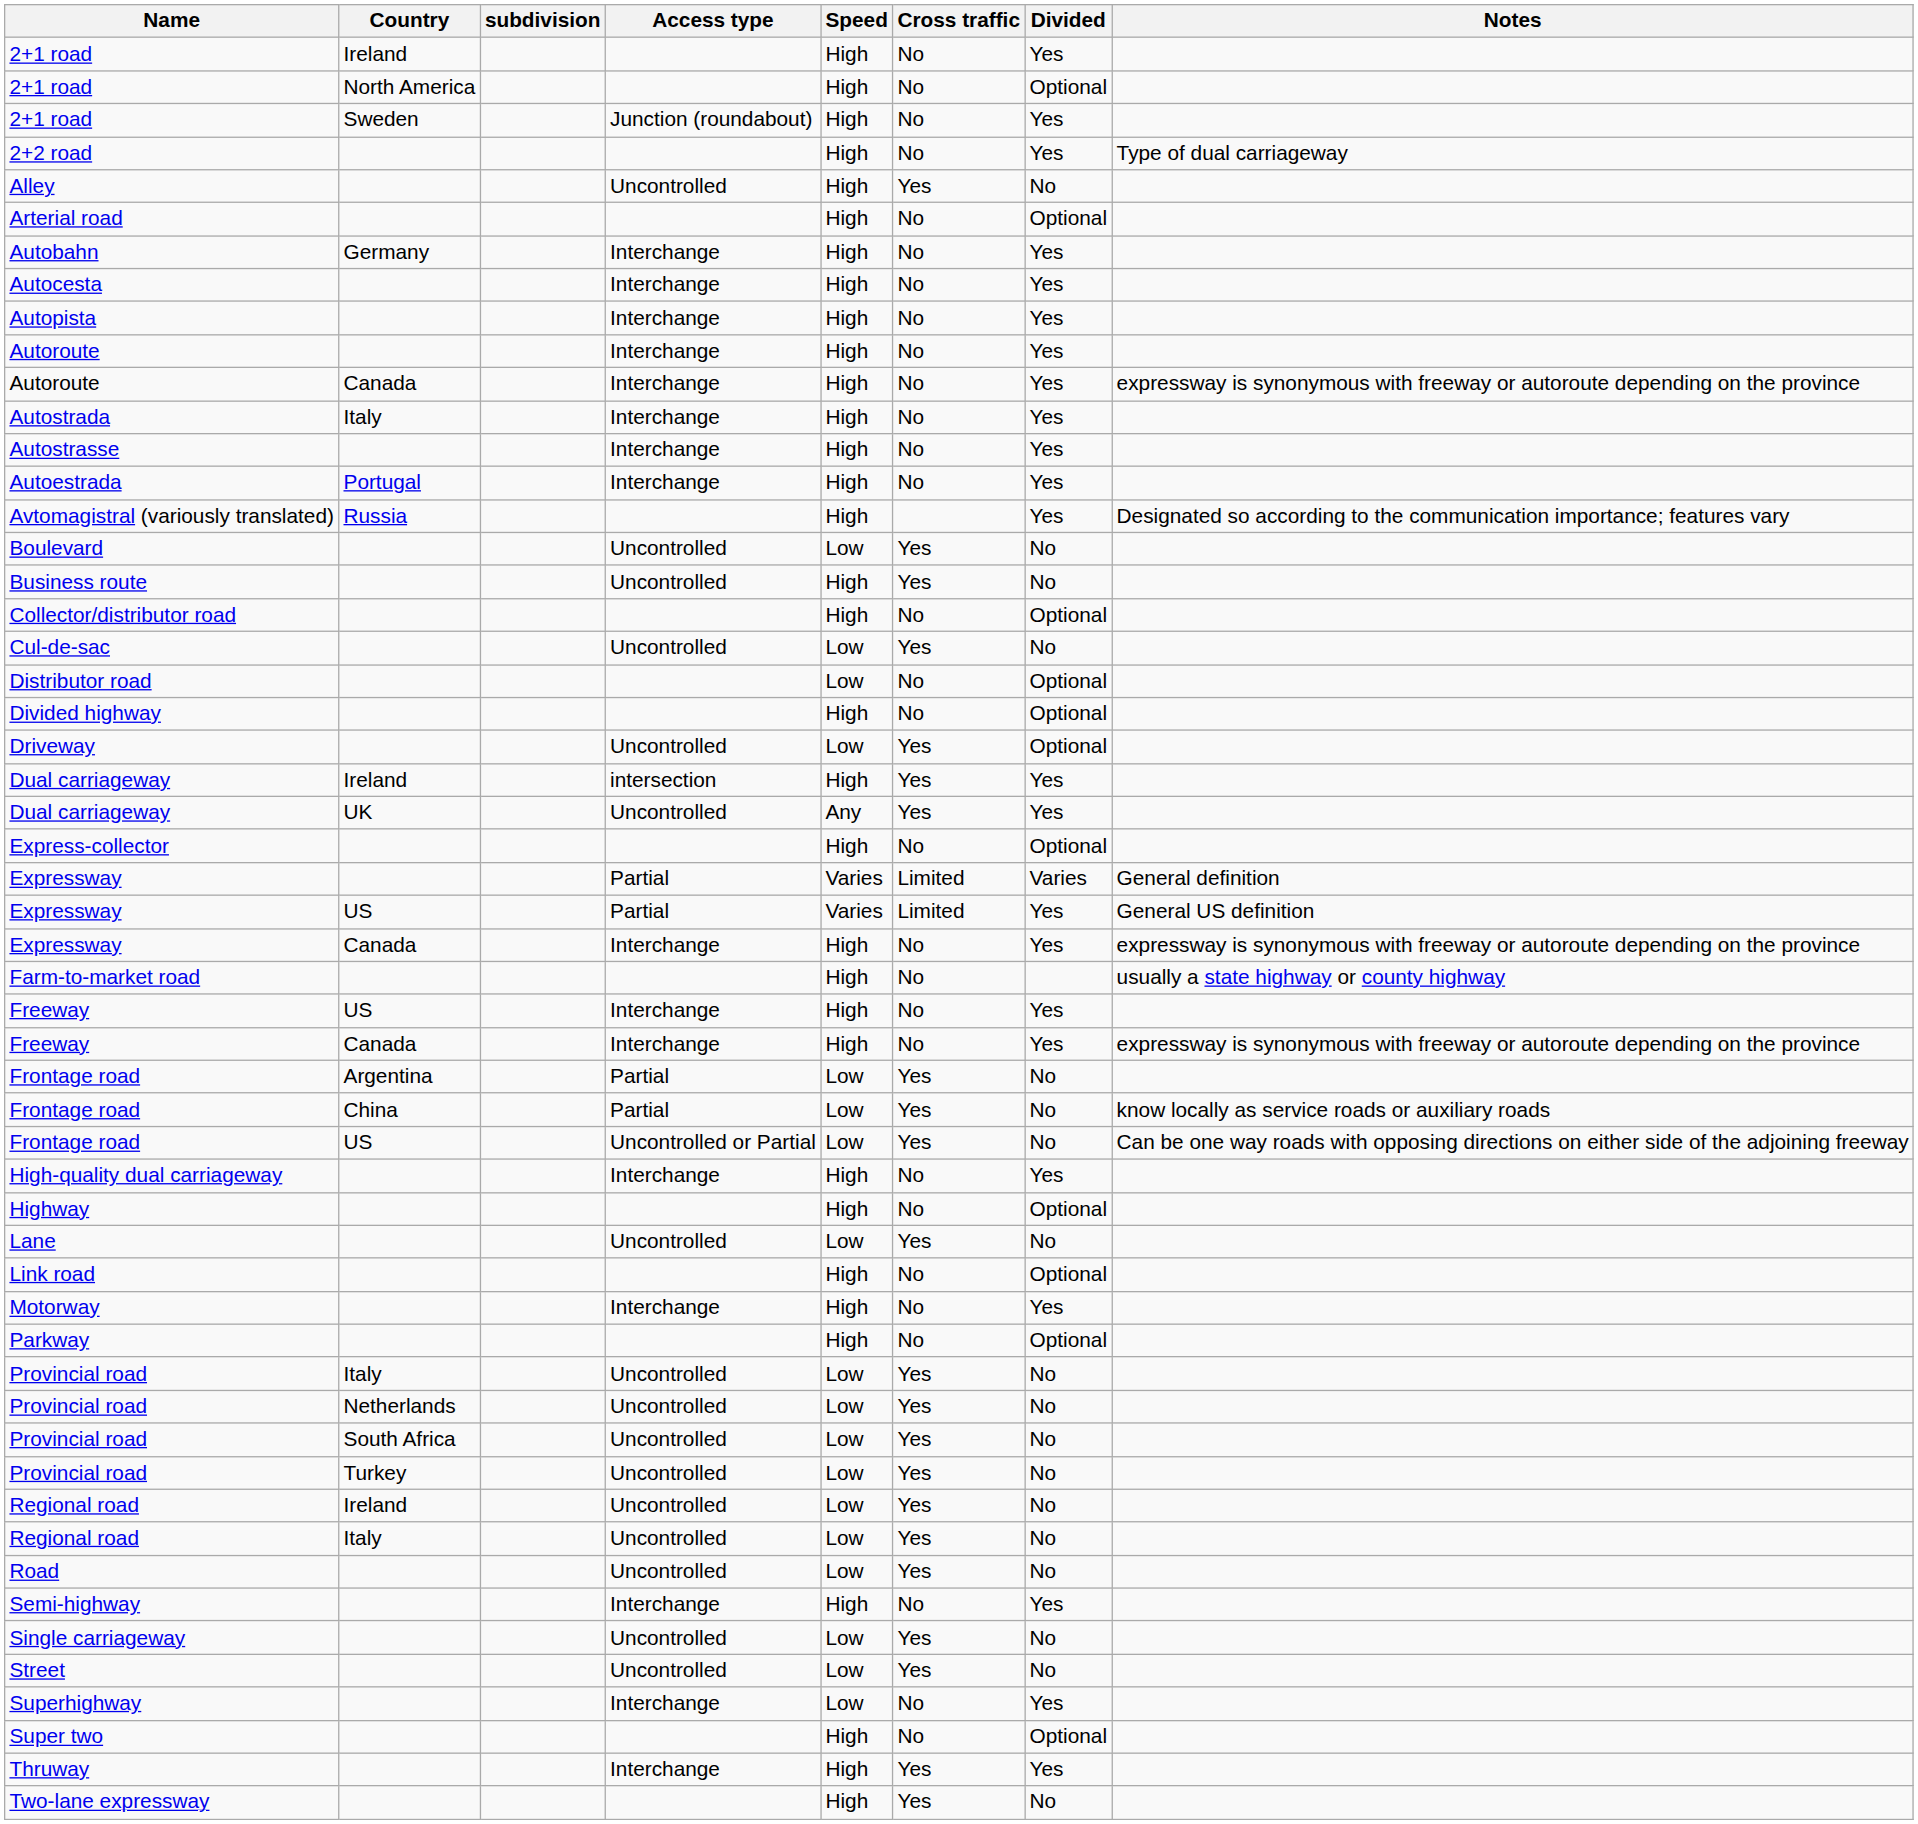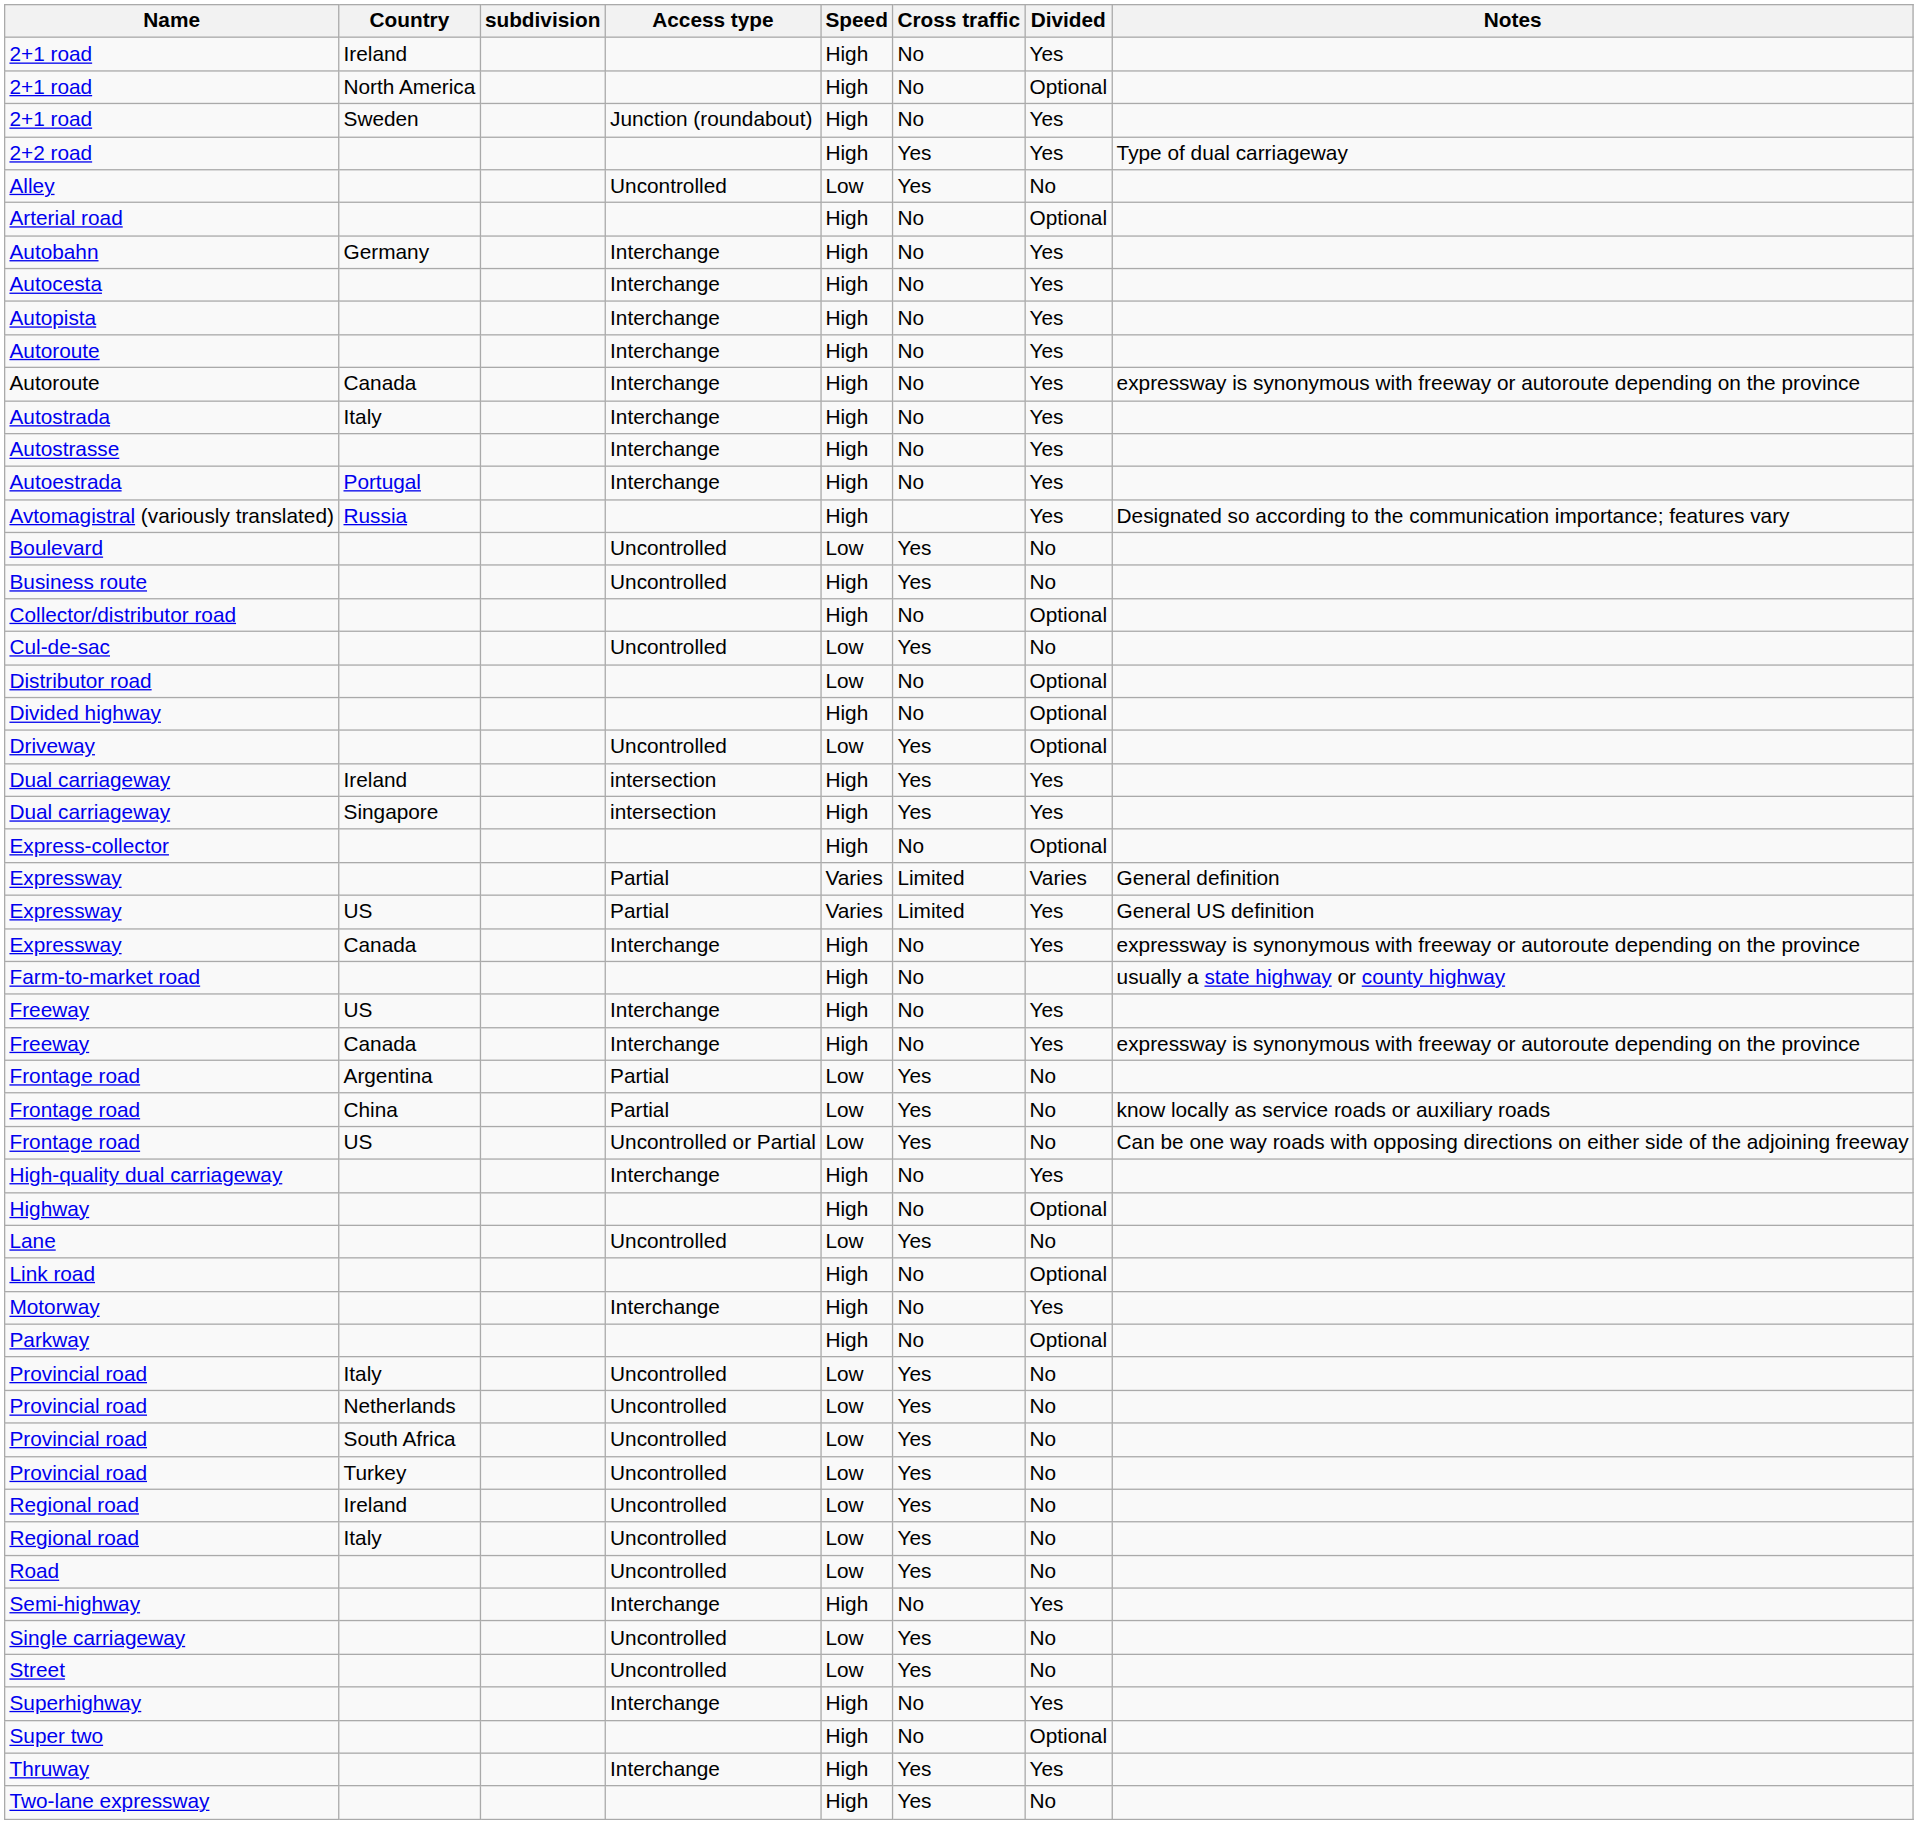(911, 152) No -> (914, 152) Yes
(847, 185) High -> (845, 185) Low
+ row: (90, 812)
- row: (90, 812)
(845, 1703) Low -> (847, 1703) High
